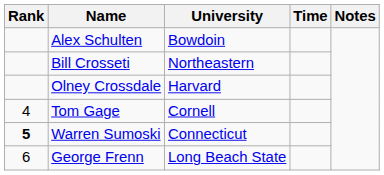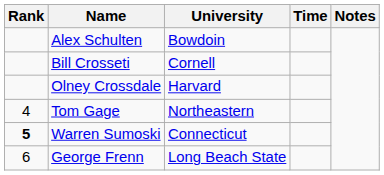(211, 63) Northeastern -> (192, 63) Cornell
(192, 110) Cornell -> (211, 110) Northeastern
